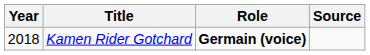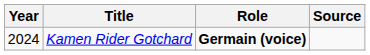(24, 39) 2018 -> (24, 39) 2024
